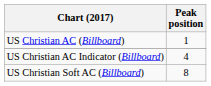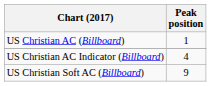(186, 72) 8 -> (186, 72) 9
